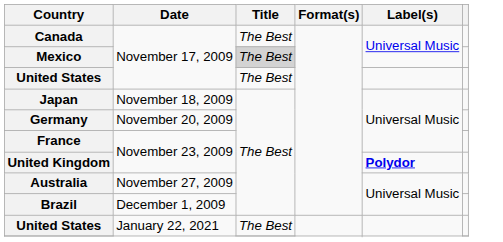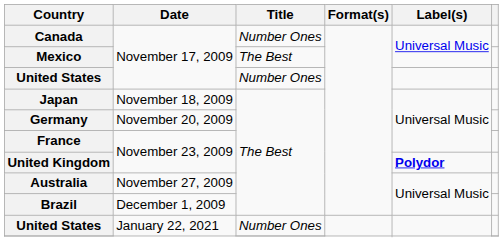(265, 36) The Best -> (280, 36) Number Ones
(265, 57) lightgrey background -> (265, 57) no background
(265, 78) The Best -> (280, 78) Number Ones
(265, 225) The Best -> (280, 225) Number Ones
